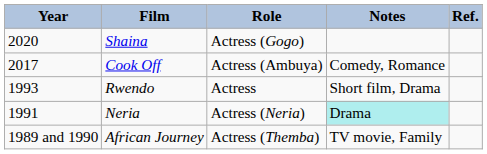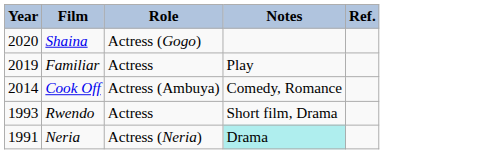+ row: (72, 64)
(23, 64) 2017 -> (23, 88) 2014
- row: (155, 137)
